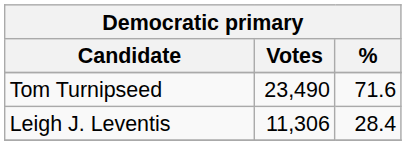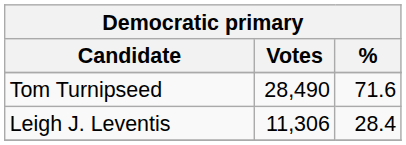(297, 90) 23,490 -> (297, 90) 28,490
